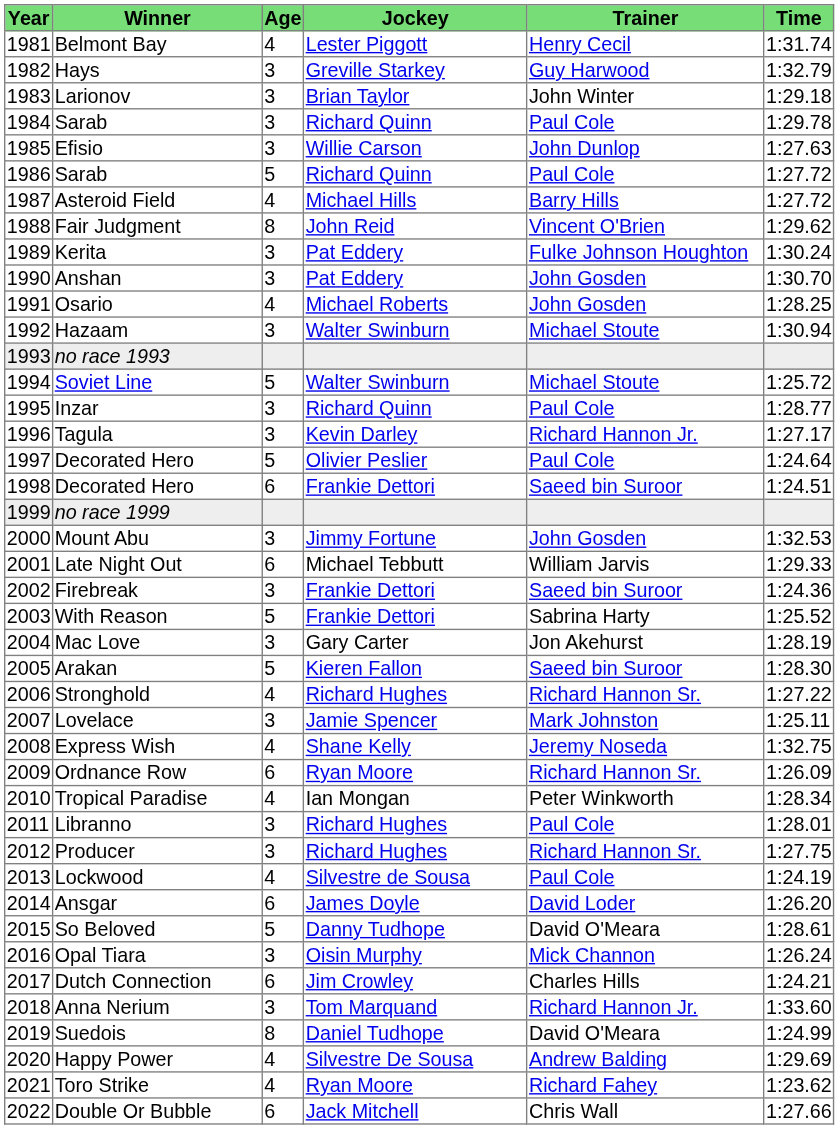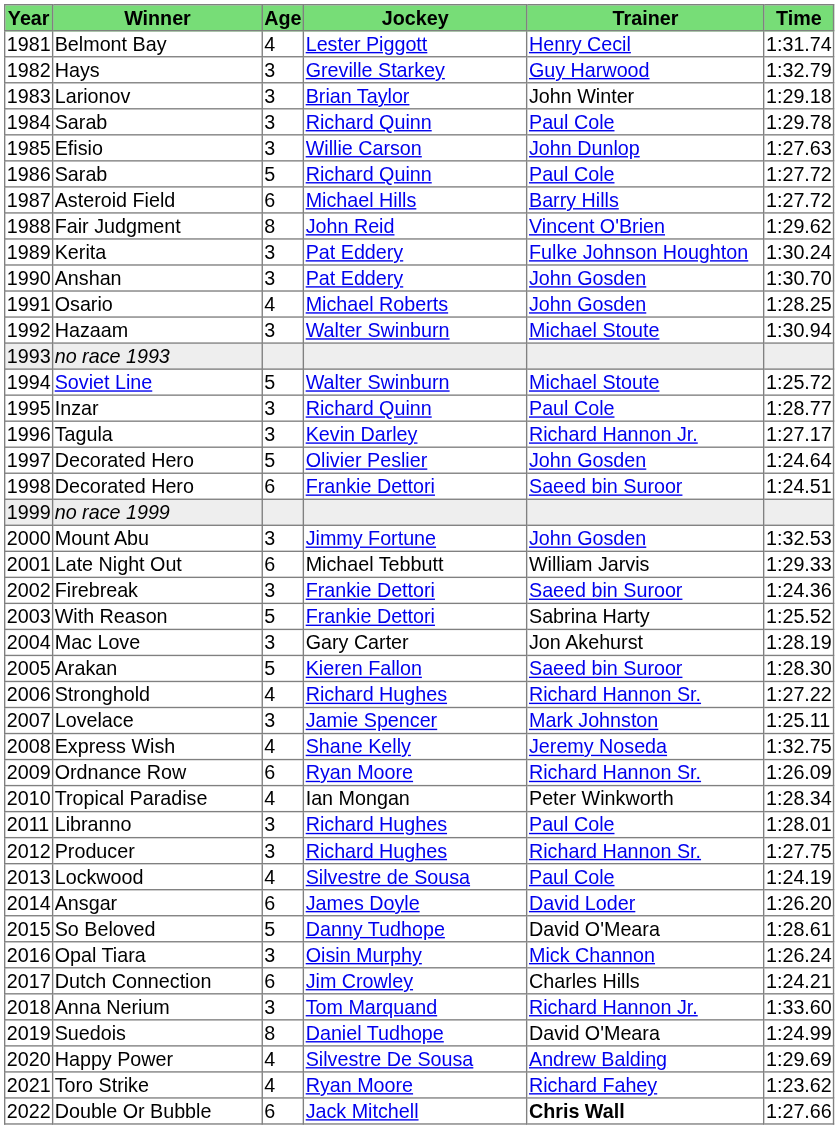(270, 200) 4 -> (270, 200) 6
(572, 460) Paul Cole -> (588, 460) John Gosden
(574, 1111) normal -> (577, 1111) bold
